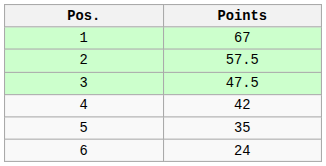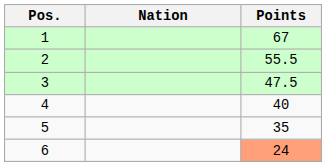+ column: (163, 16)
(242, 61) 57.5 -> (281, 61) 55.5
(242, 106) 42 -> (281, 106) 40
(242, 151) no background -> (281, 151) lightsalmon background
